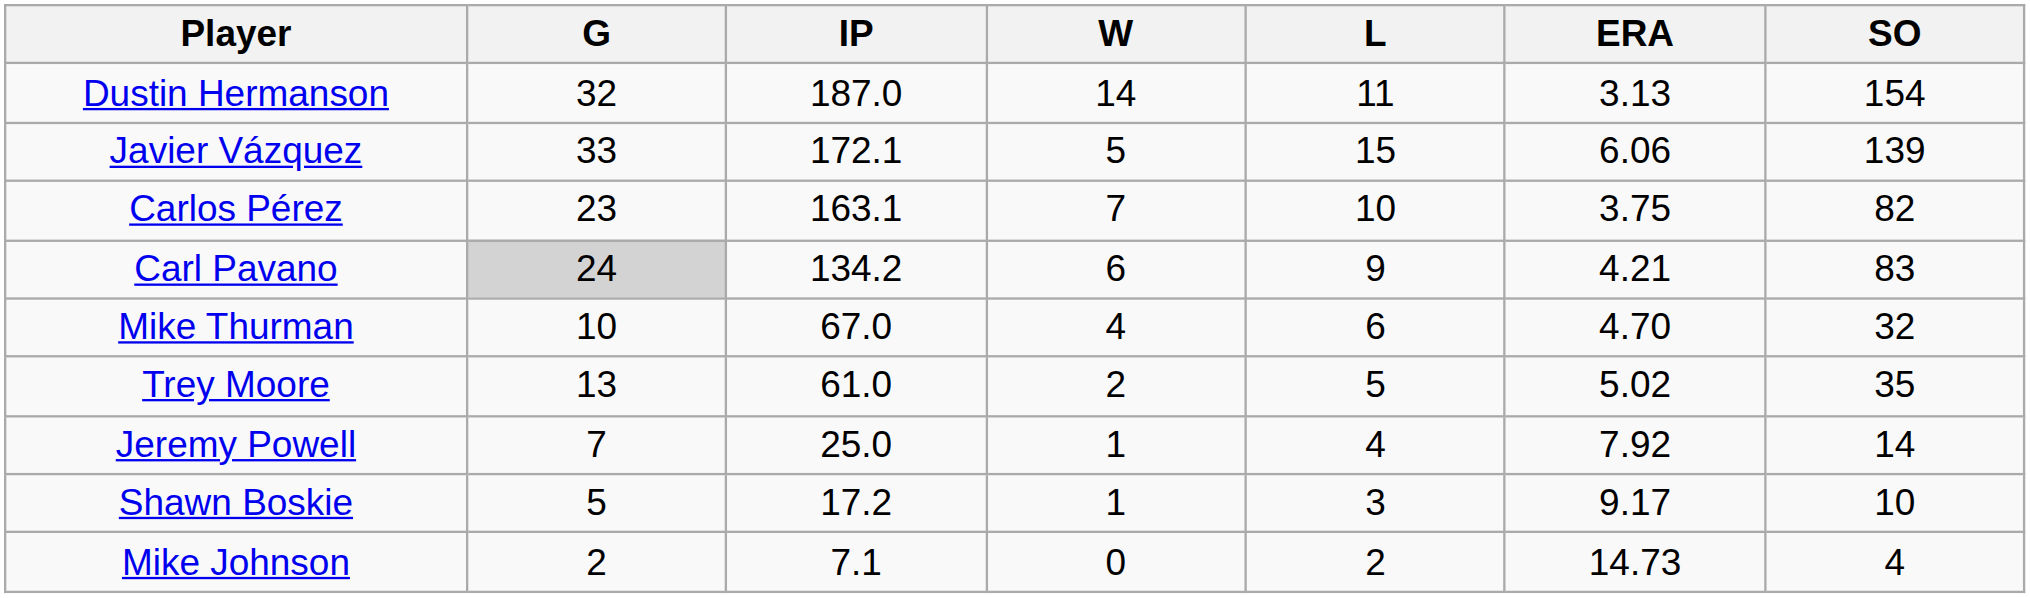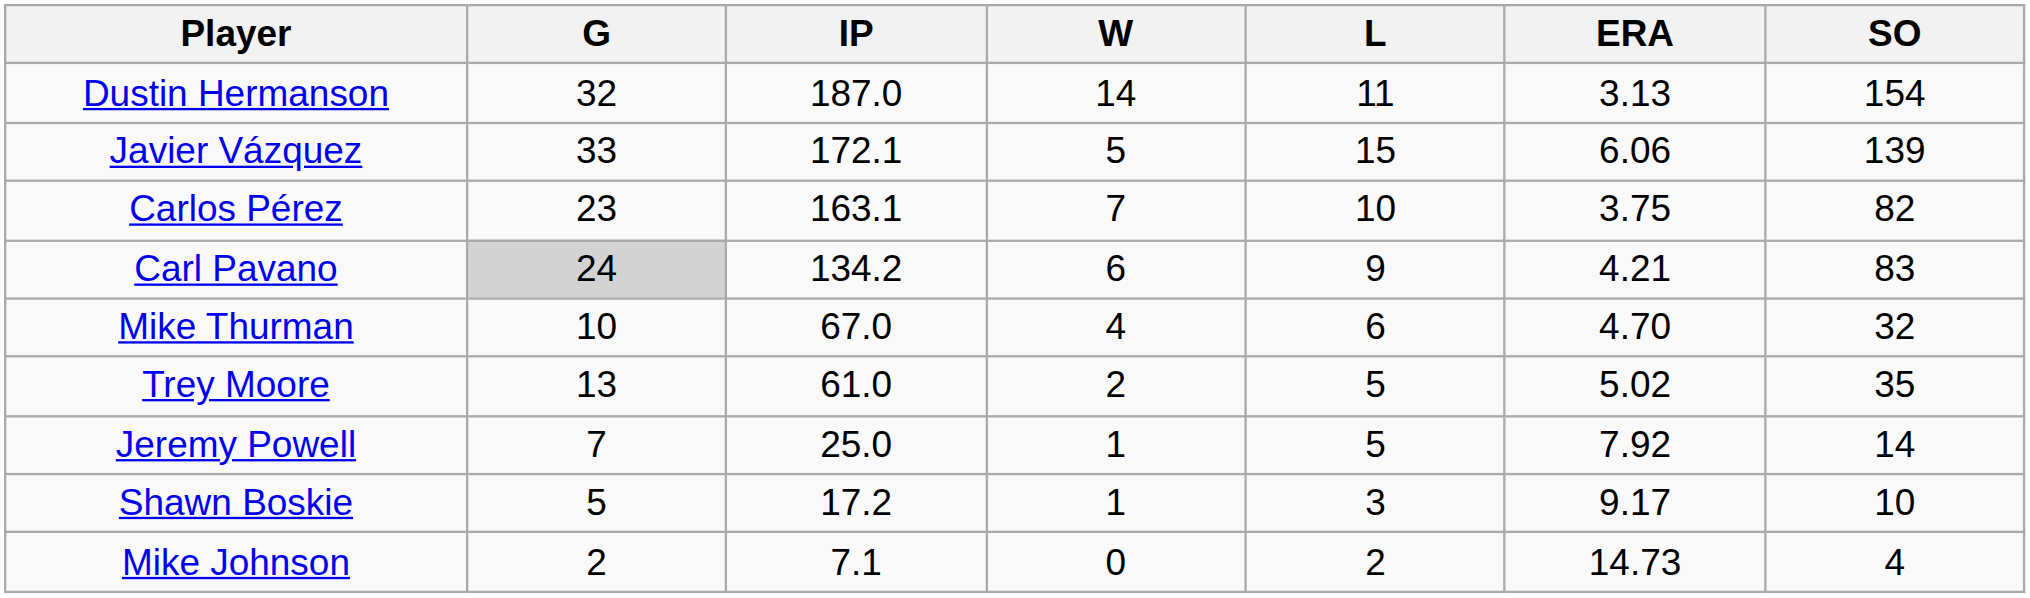(1375, 444) 4 -> (1375, 444) 5
